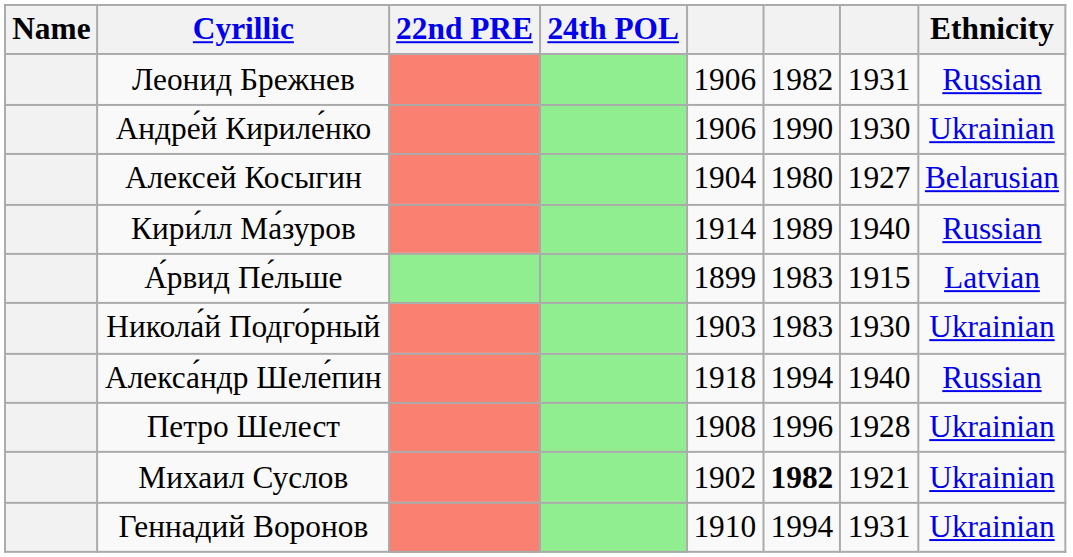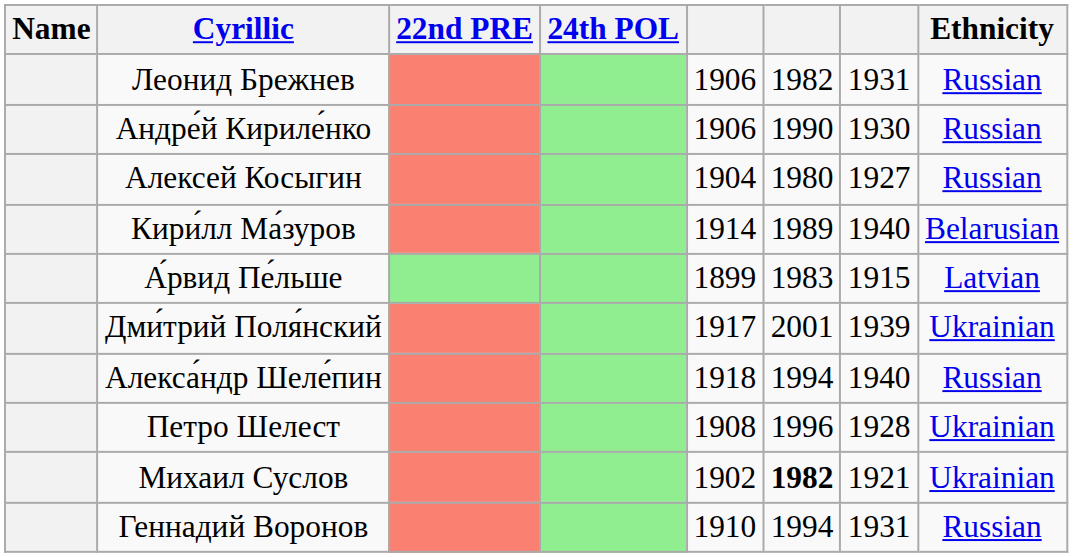(992, 128) Ukrainian -> (992, 128) Russian
(992, 178) Belarusian -> (992, 178) Russian
(992, 228) Russian -> (992, 228) Belarusian
- row: (243, 327)
+ row: (243, 327)
(992, 526) Ukrainian -> (992, 526) Russian
